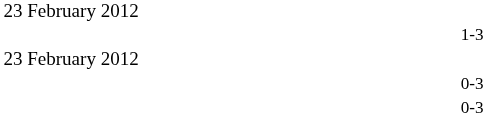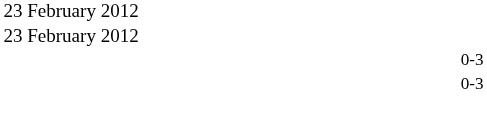- row: (178, 35)
